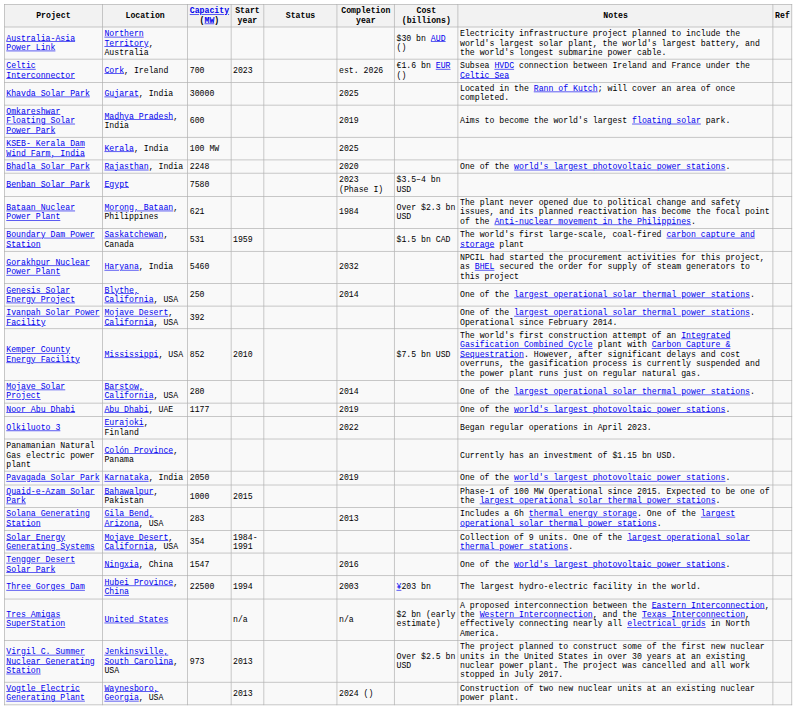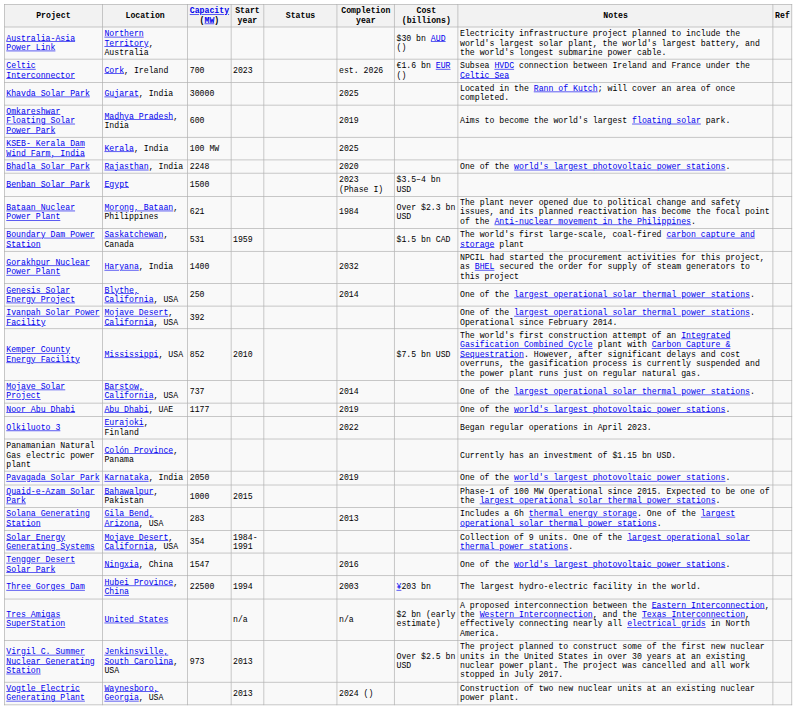(200, 185) 7580 -> (200, 185) 1500
(200, 267) 5460 -> (200, 267) 1400
(197, 392) 280 -> (197, 392) 737
